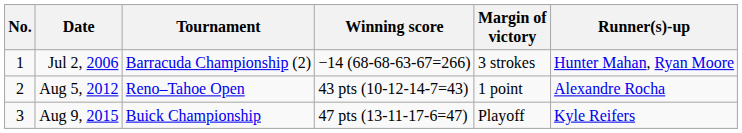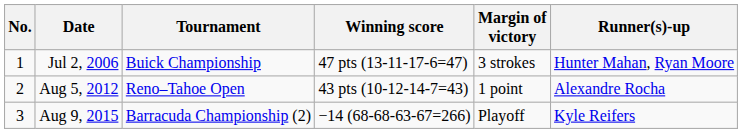(218, 63) Barracuda Championship (2) -> (193, 63) Buick Championship
(394, 63) −14 (68-68-63-67=266) -> (393, 63) 47 pts (13-11-17-6=47)
(193, 115) Buick Championship -> (218, 115) Barracuda Championship (2)
(393, 115) 47 pts (13-11-17-6=47) -> (394, 115) −14 (68-68-63-67=266)
